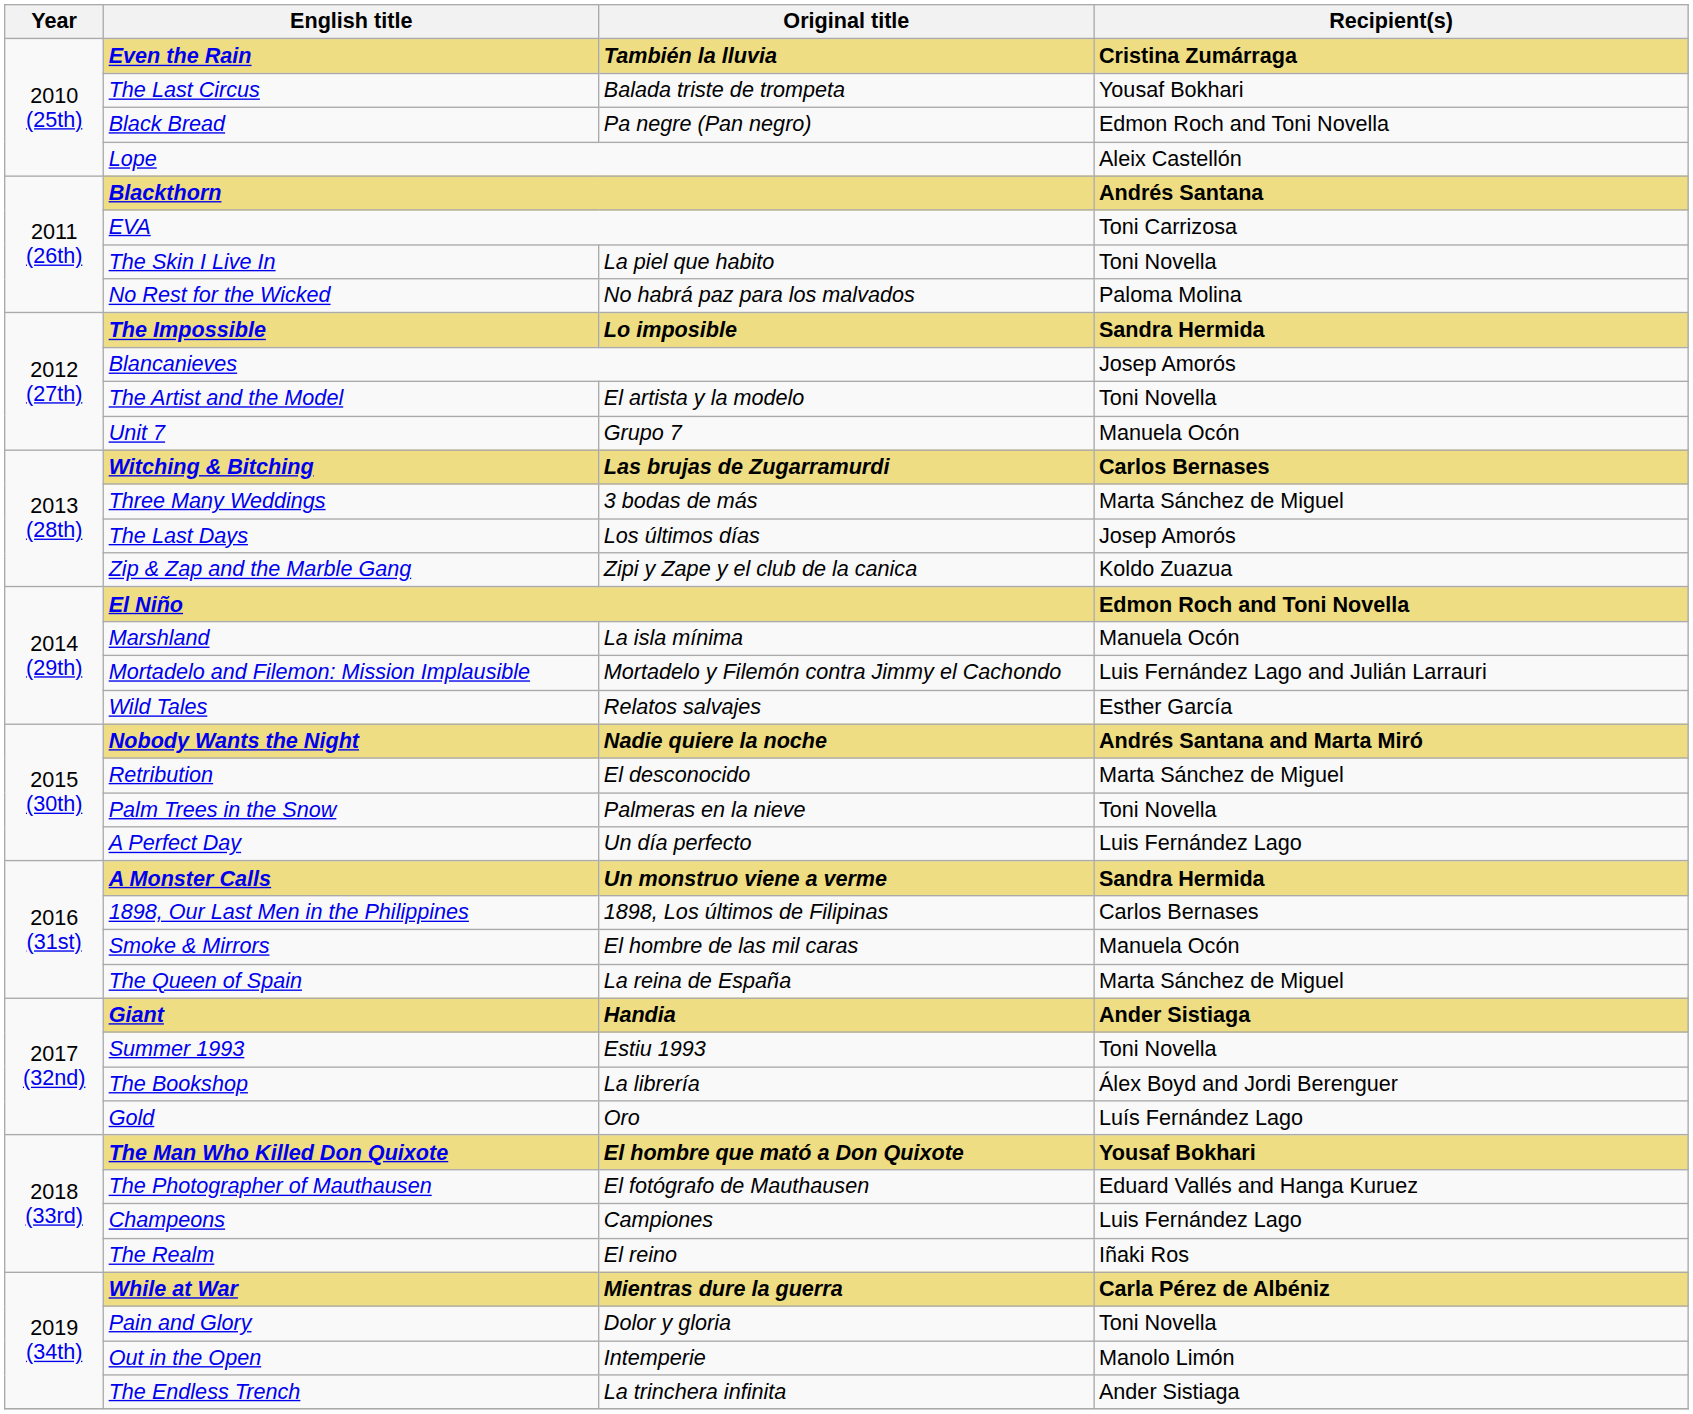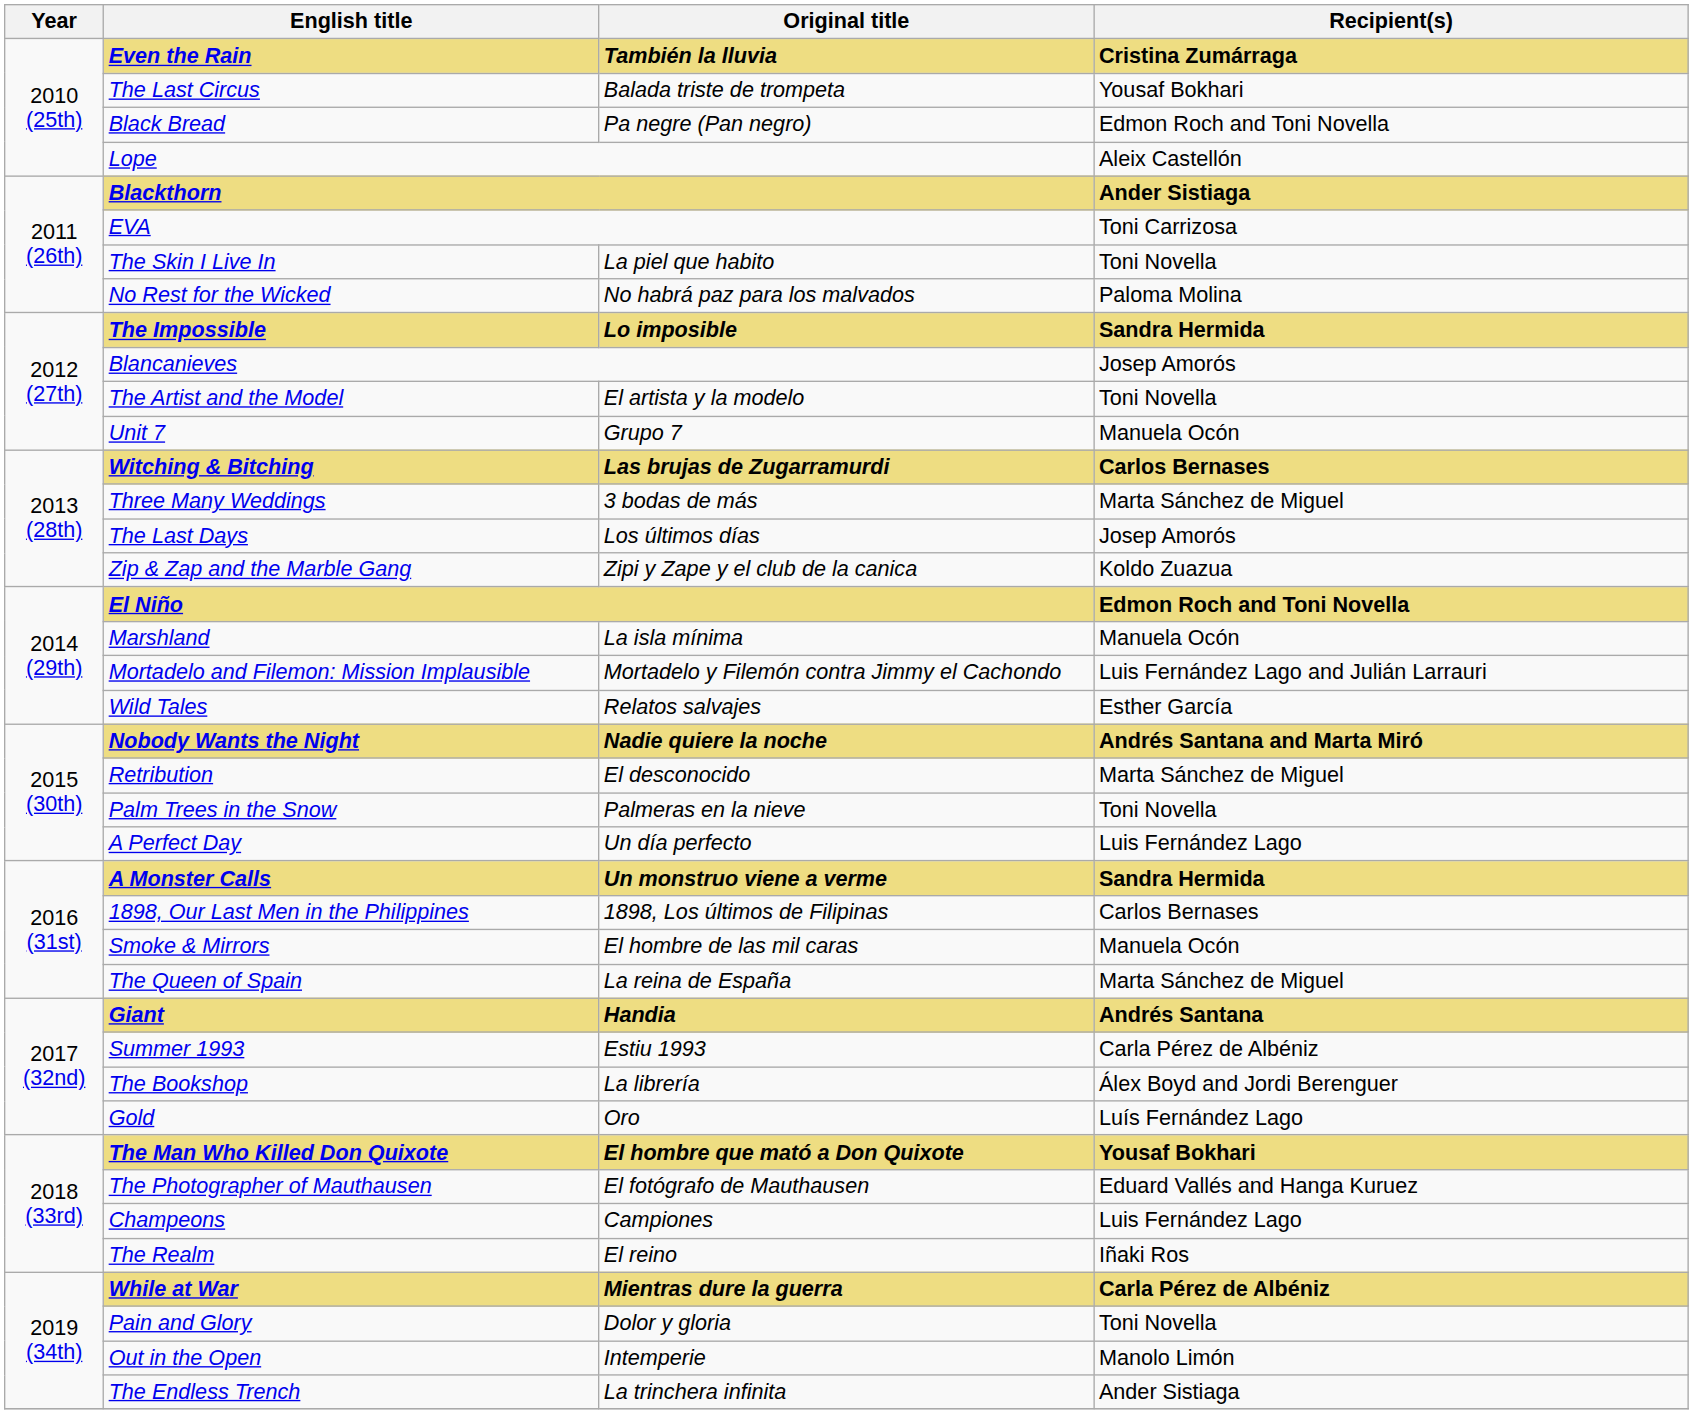(1181, 192) Andrés Santana -> (1175, 192) Ander Sistiaga
(1175, 1015) Ander Sistiaga -> (1181, 1015) Andrés Santana
(1158, 1049) Toni Novella -> (1209, 1049) Carla Pérez de Albéniz
